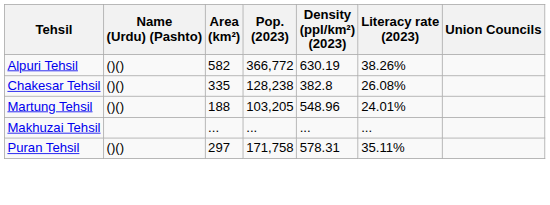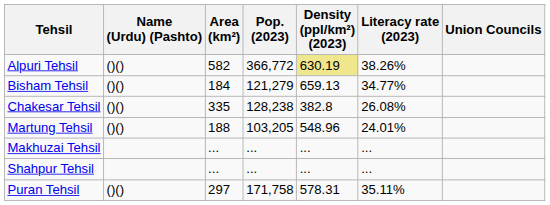(320, 65) no background -> (320, 65) khaki background
+ row: (48, 86)
+ row: (51, 169)
